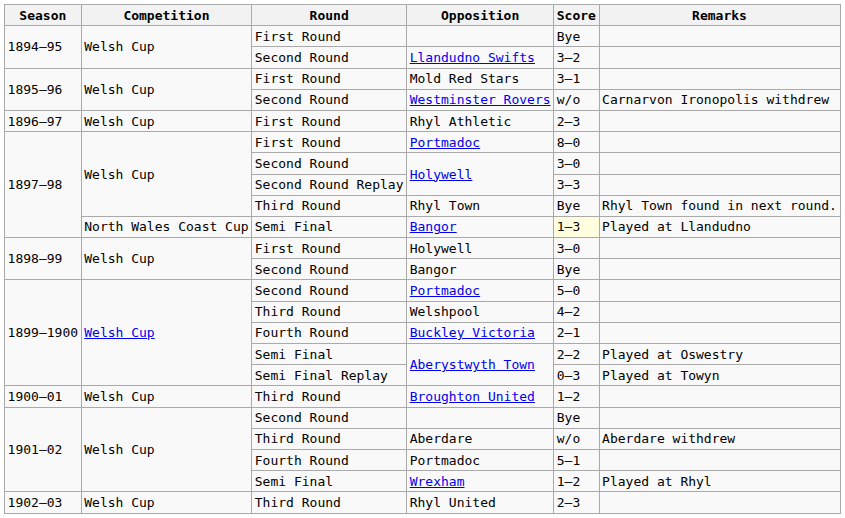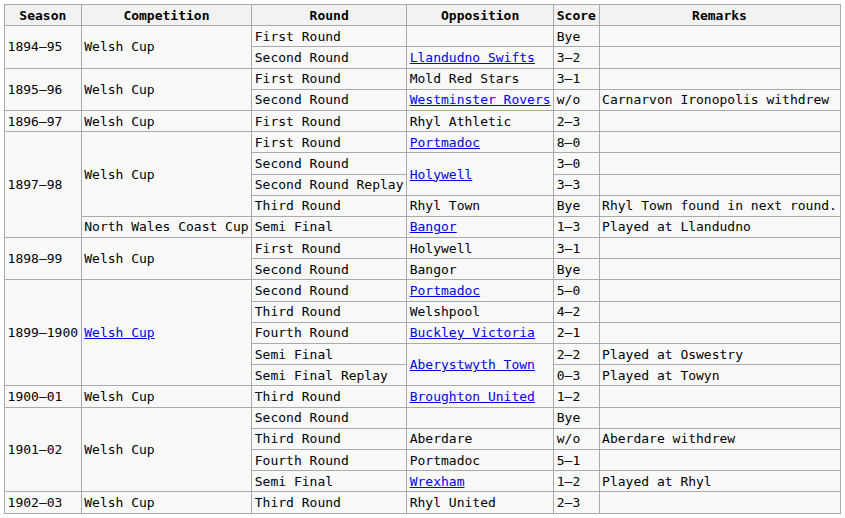(569, 227) lightyellow background -> (569, 227) no background
(569, 248) 3–0 -> (569, 248) 3–1
